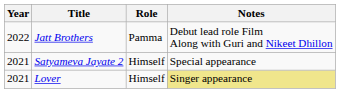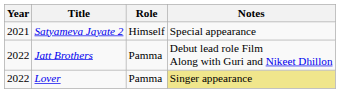rows swapped: (79, 61) <-> (64, 37)
(18, 79) 2021 -> (18, 79) 2022
(147, 79) Himself -> (145, 79) Pamma
